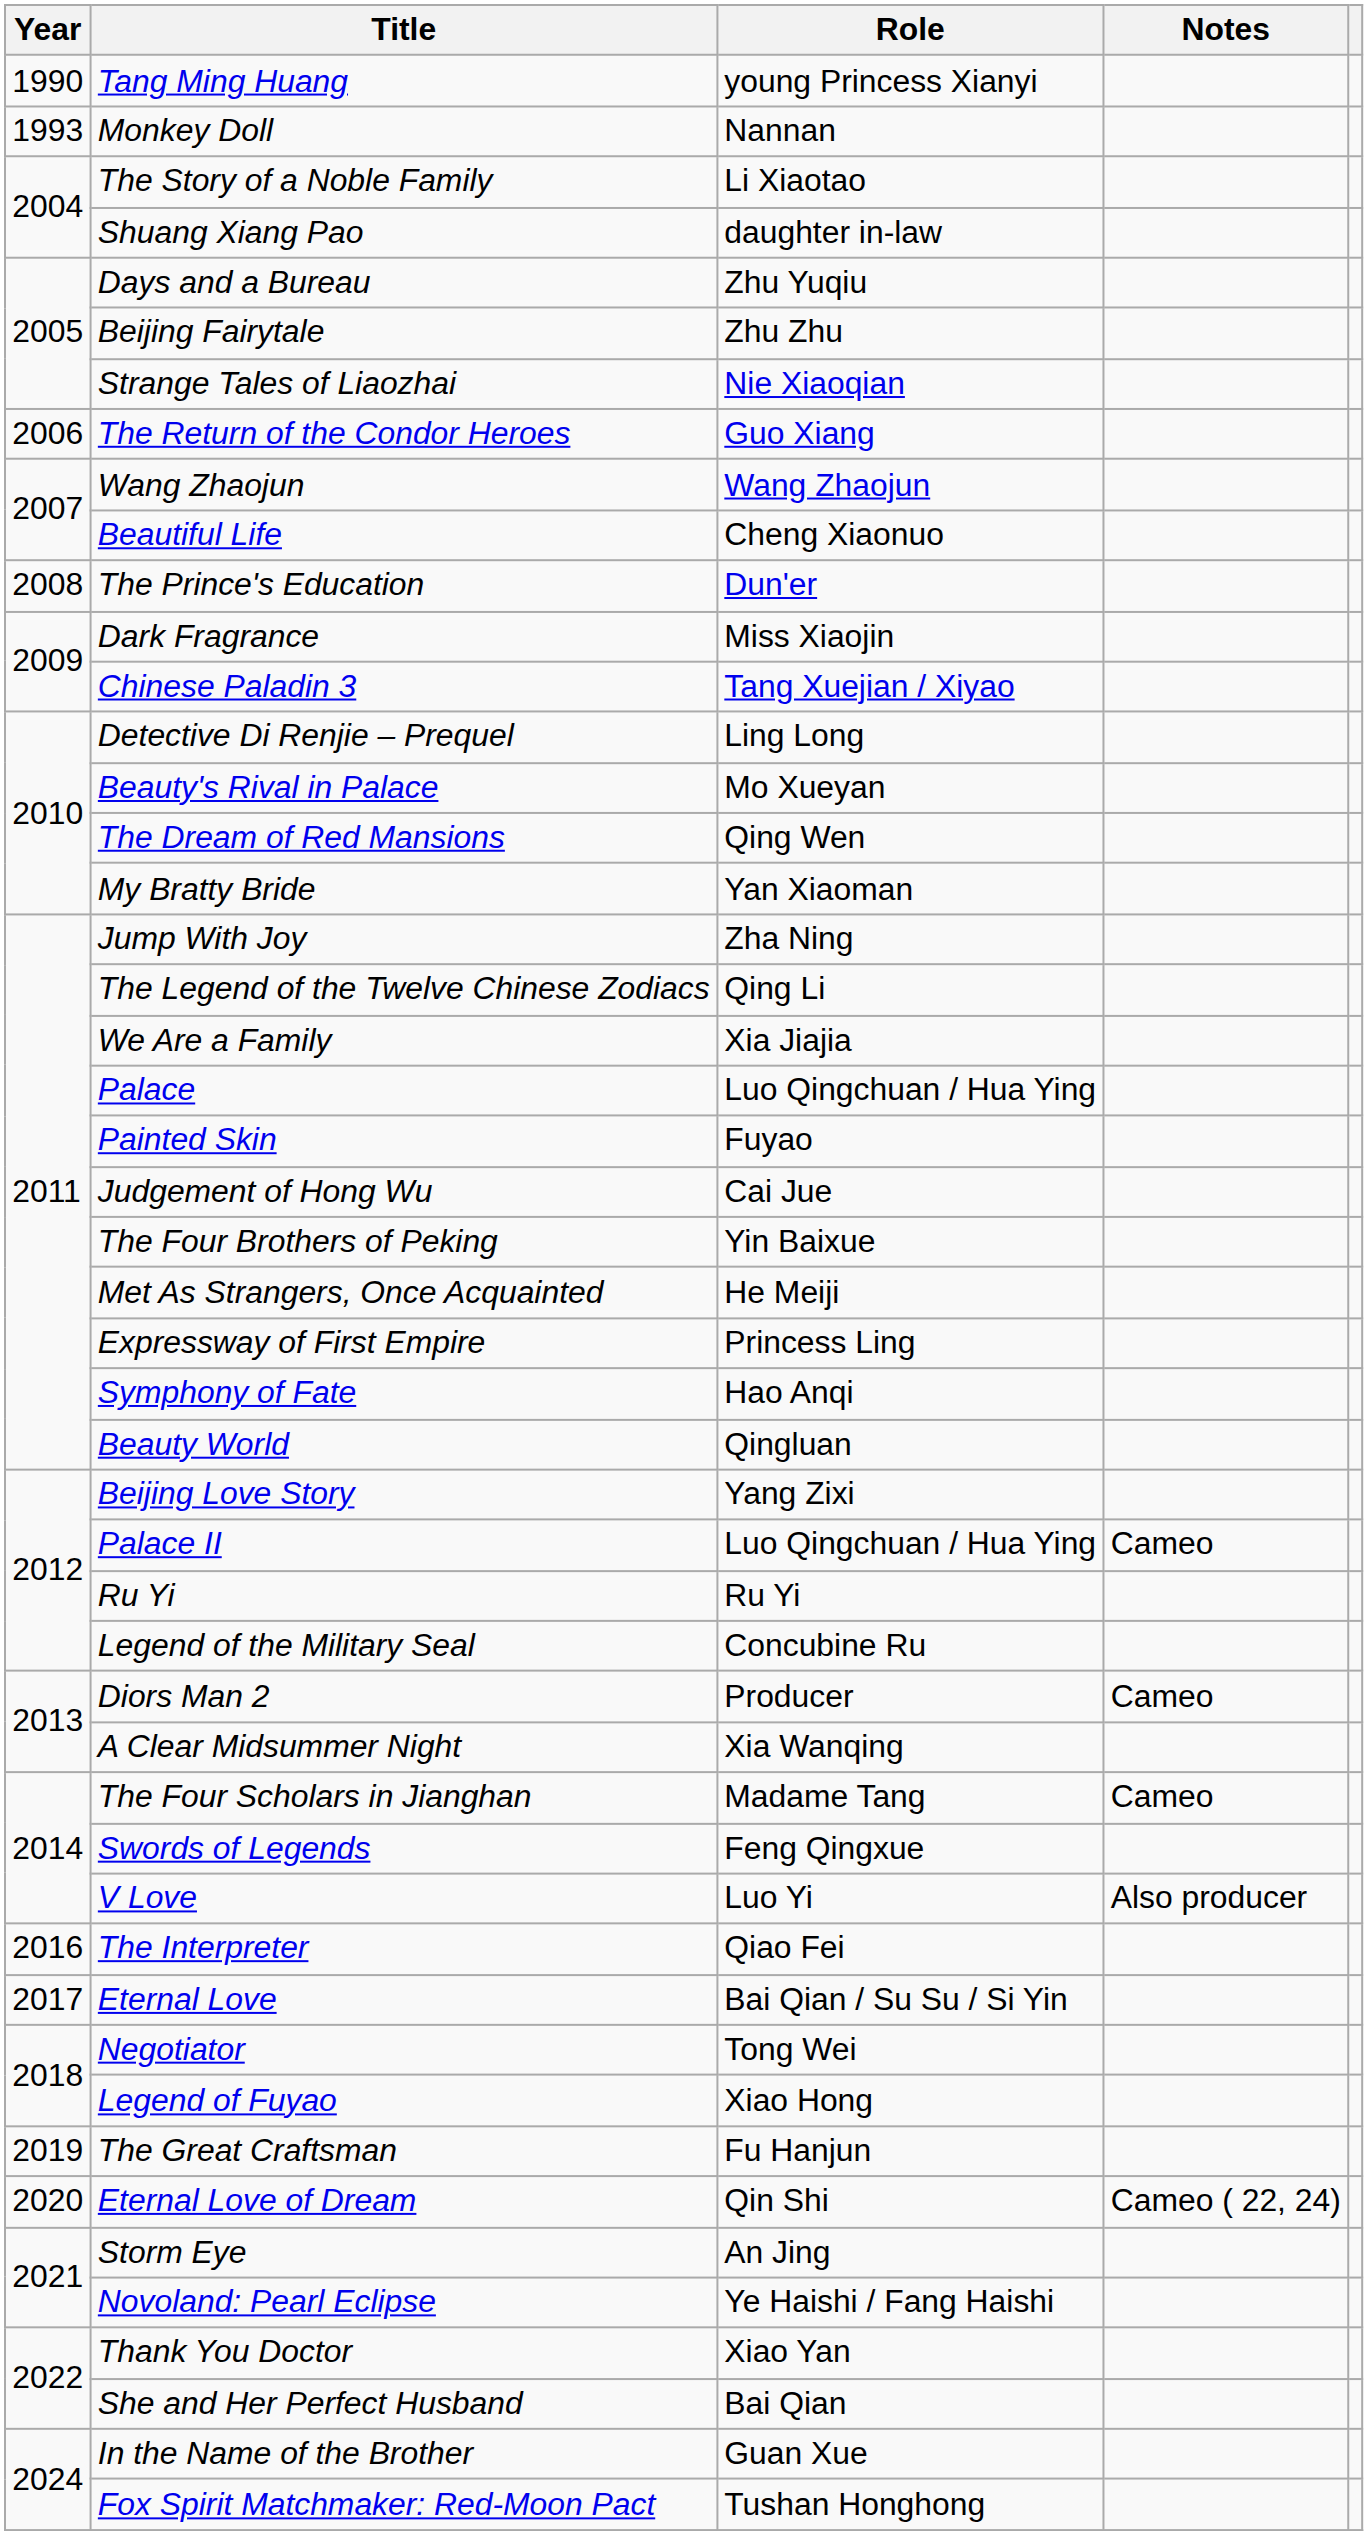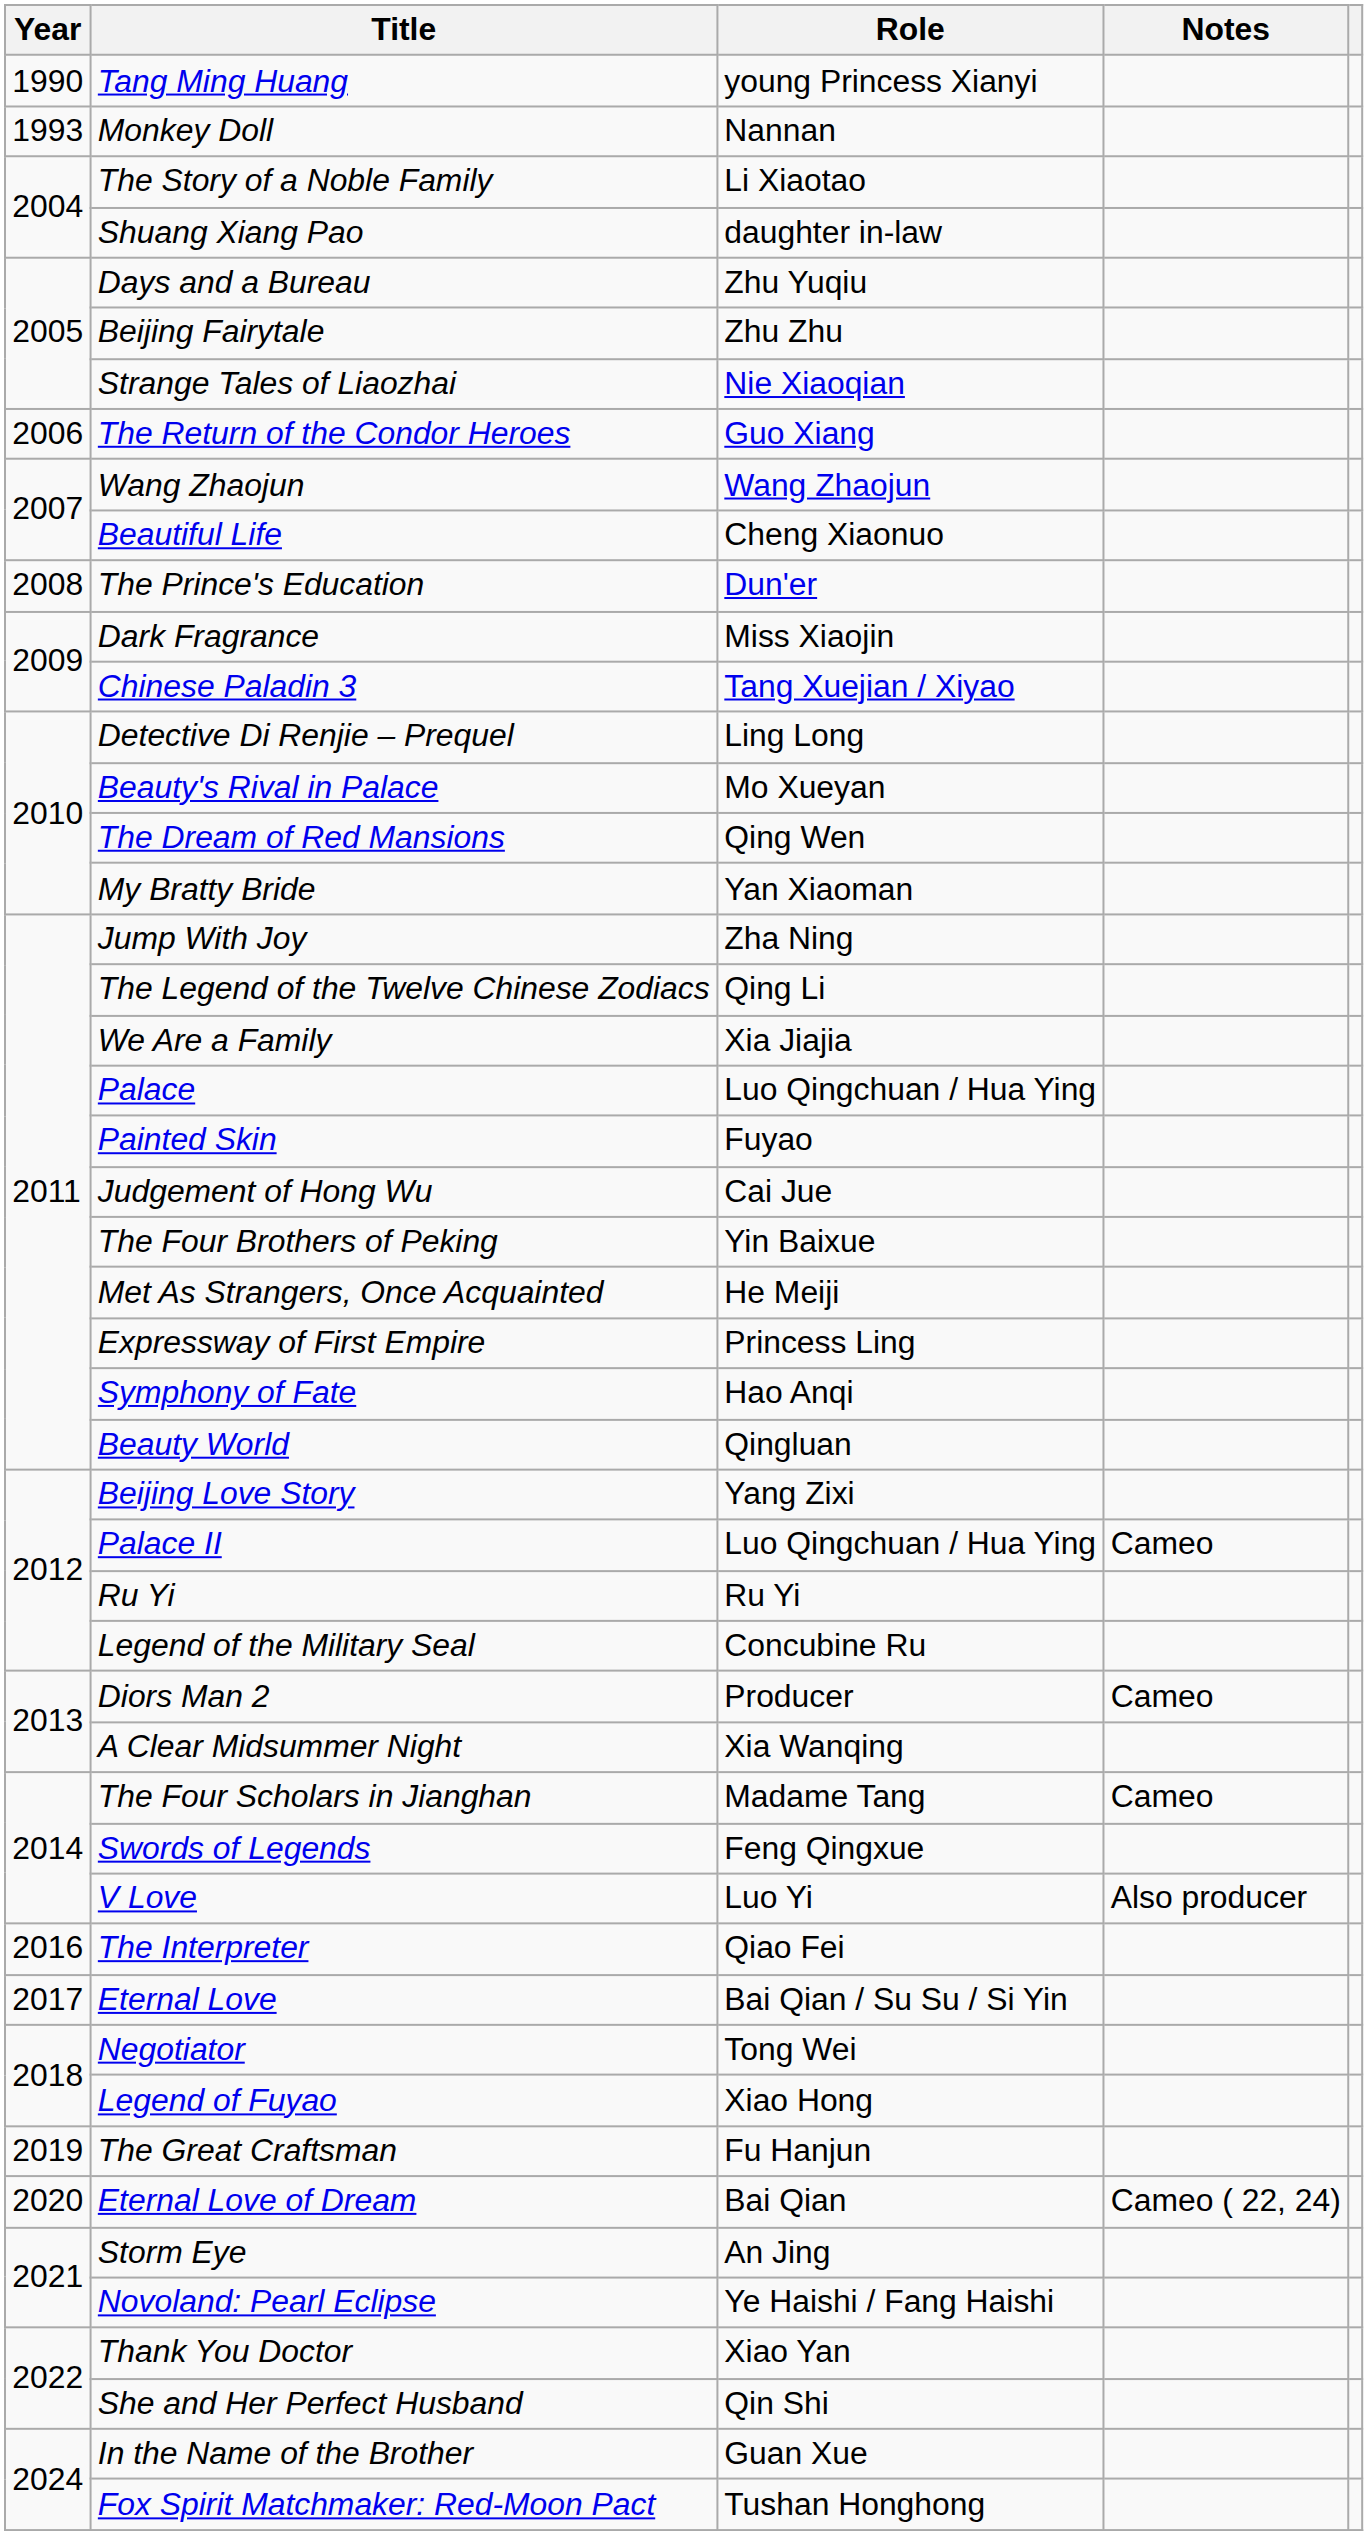(777, 2201) Qin Shi -> (785, 2201) Bai Qian
(785, 2403) Bai Qian -> (777, 2403) Qin Shi
